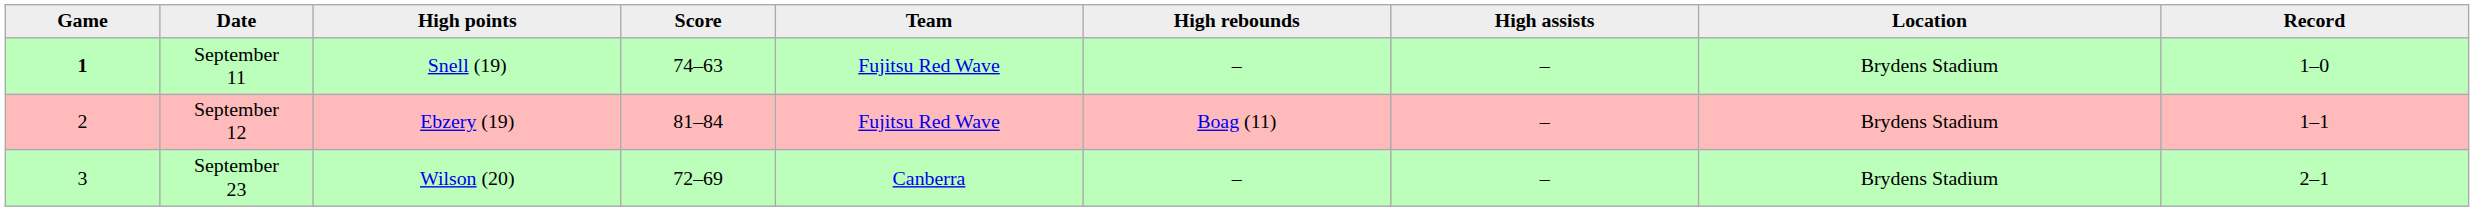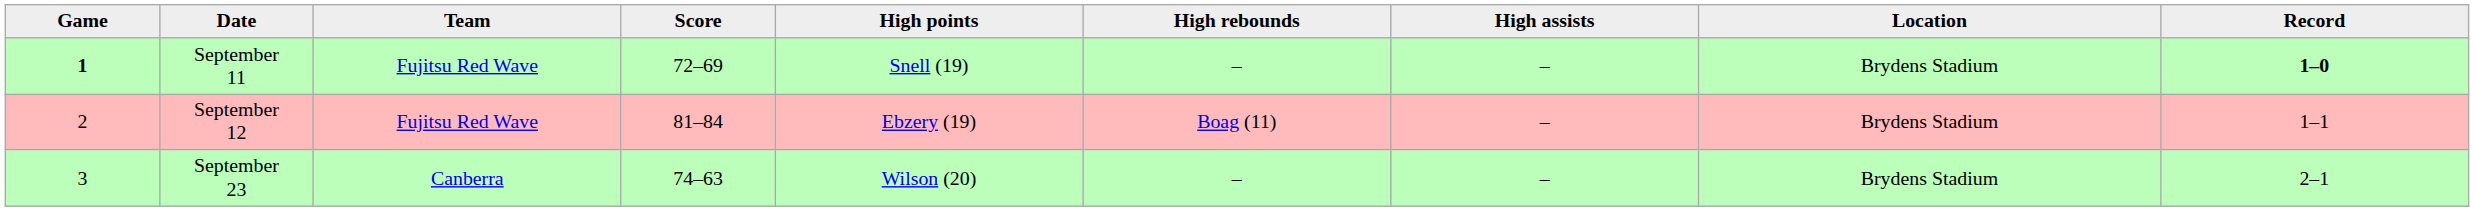columns swapped: (929, 21) <-> (467, 21)
(698, 65) 74–63 -> (698, 65) 72–69
(2314, 65) normal -> (2314, 65) bold
(698, 178) 72–69 -> (698, 178) 74–63
